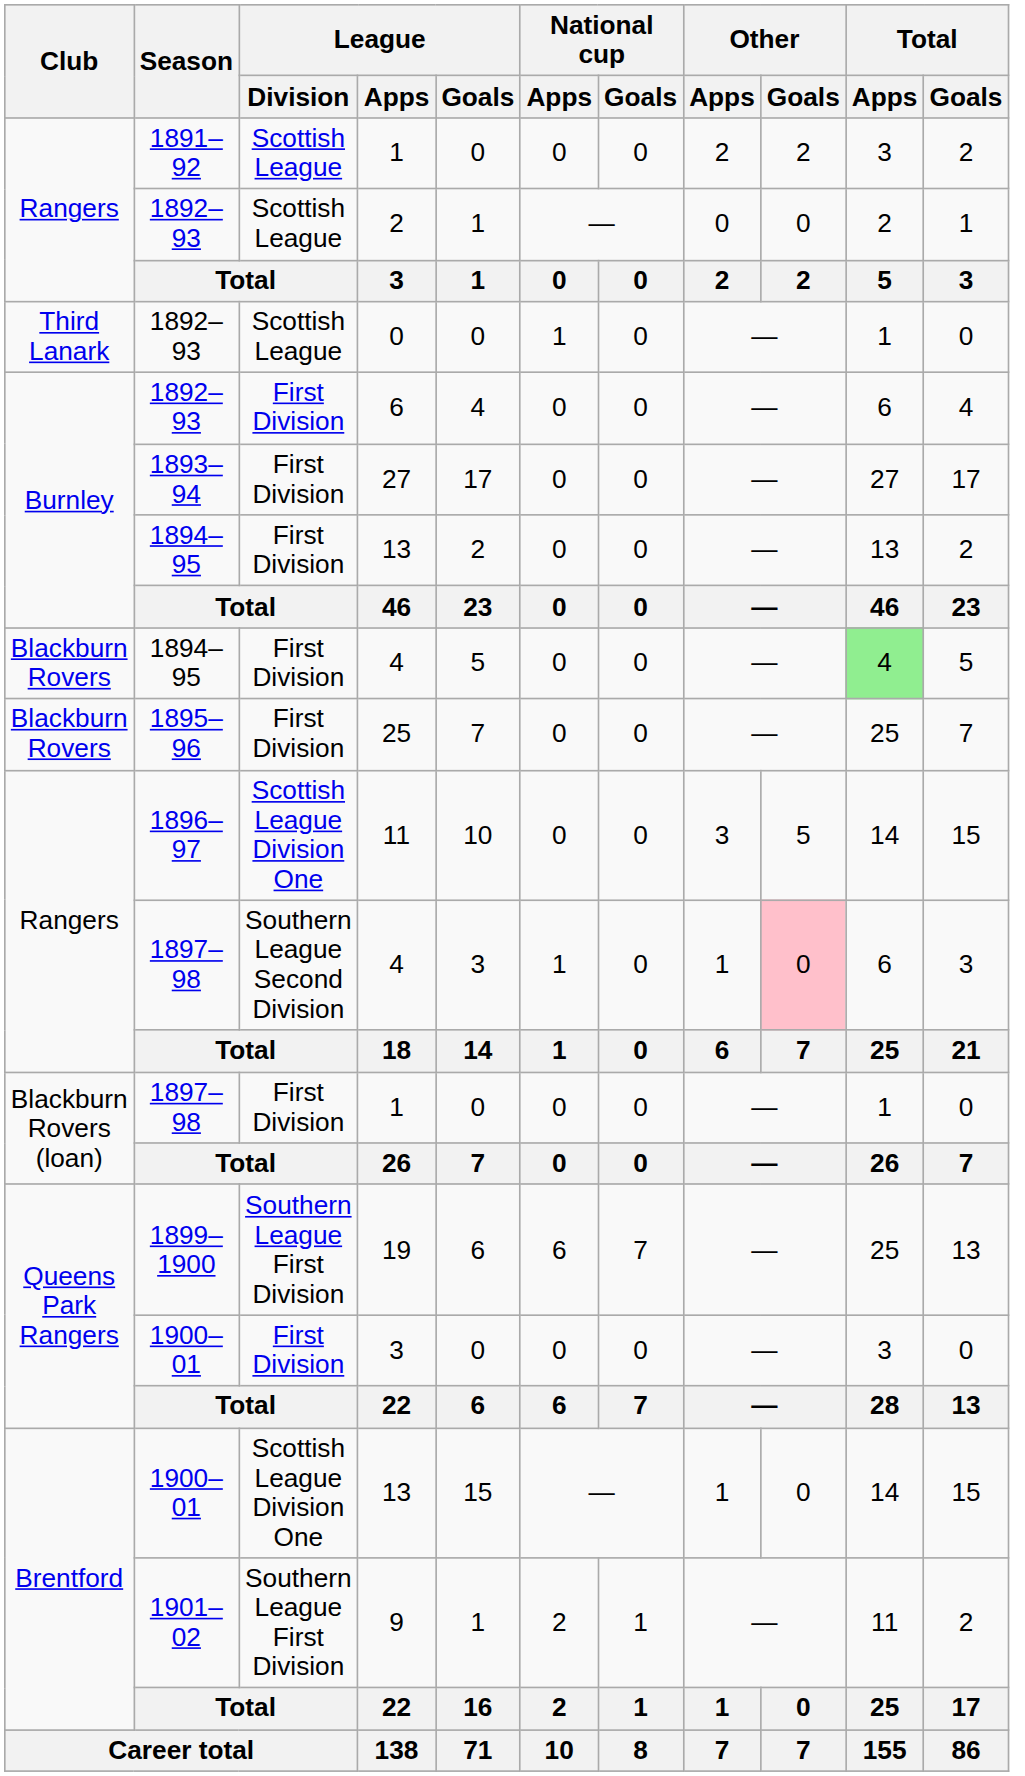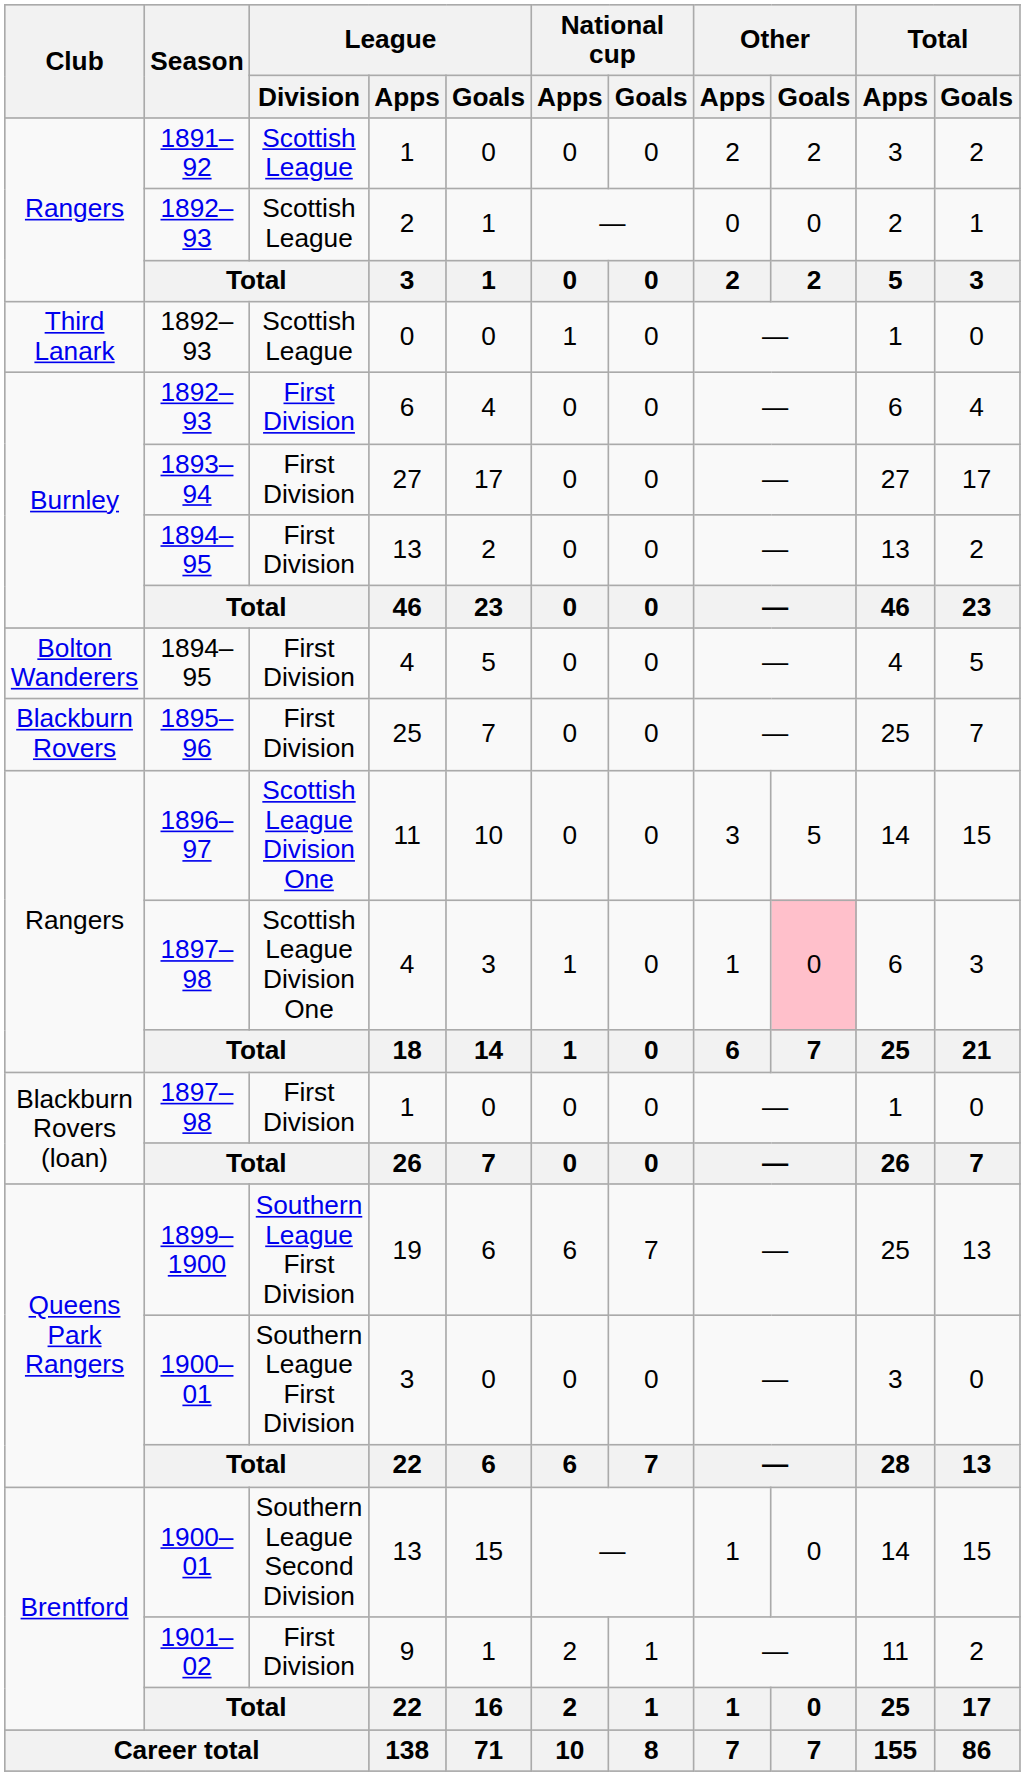(69, 662) Blackburn Rovers -> (75, 662) Bolton Wanderers
(885, 662) lightgreen background -> (895, 662) no background
(298, 964) Southern League Second Division -> (309, 964) Scottish League Division One
(298, 1350) First Division -> (309, 1379) Southern League First Division
(298, 1492) Scottish League Division One -> (309, 1551) Southern League Second Division
(298, 1622) Southern League First Division -> (309, 1651) First Division
